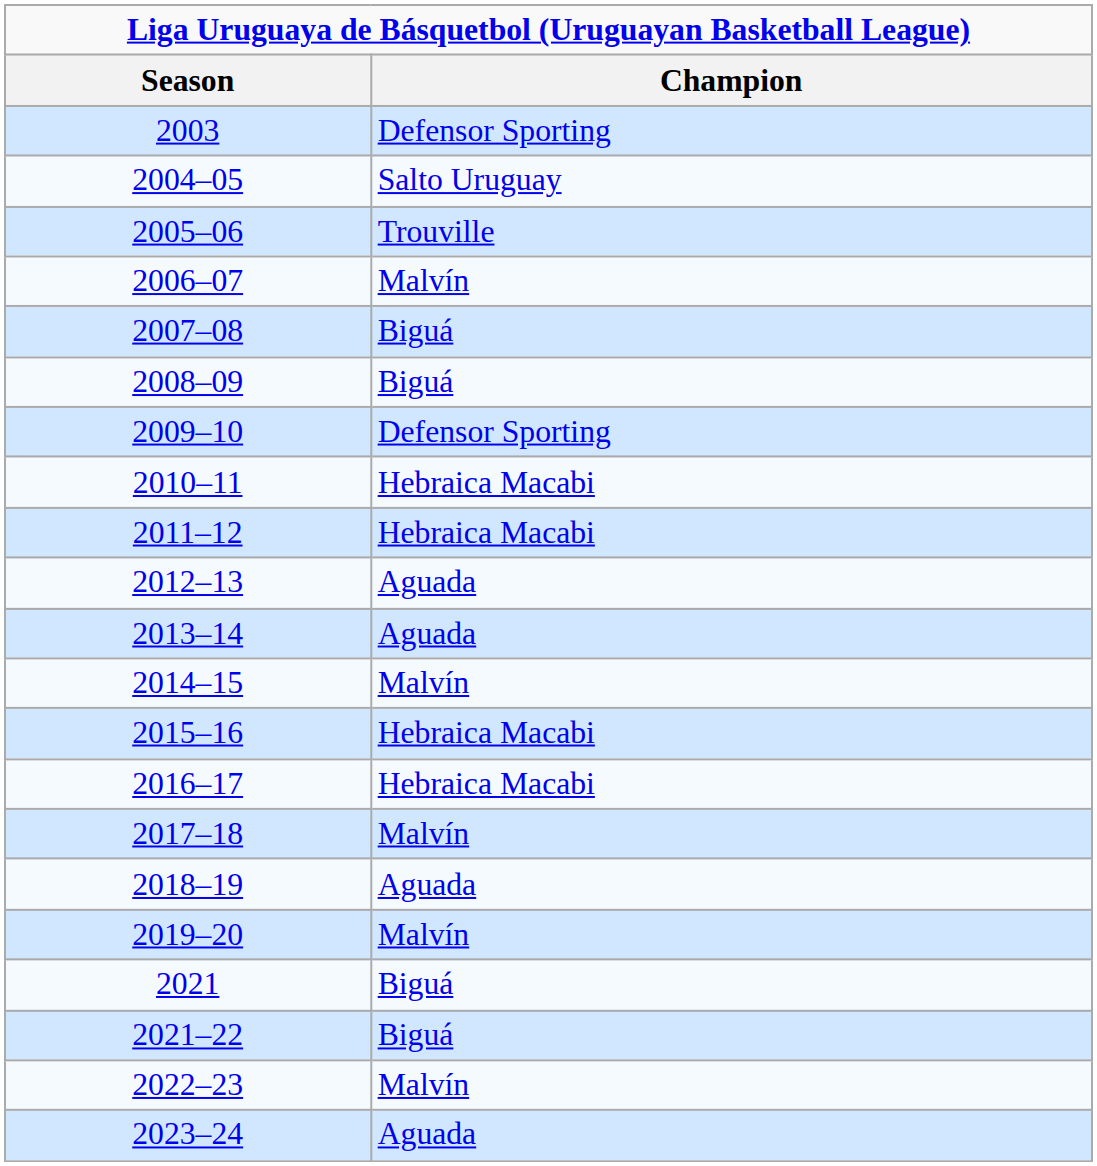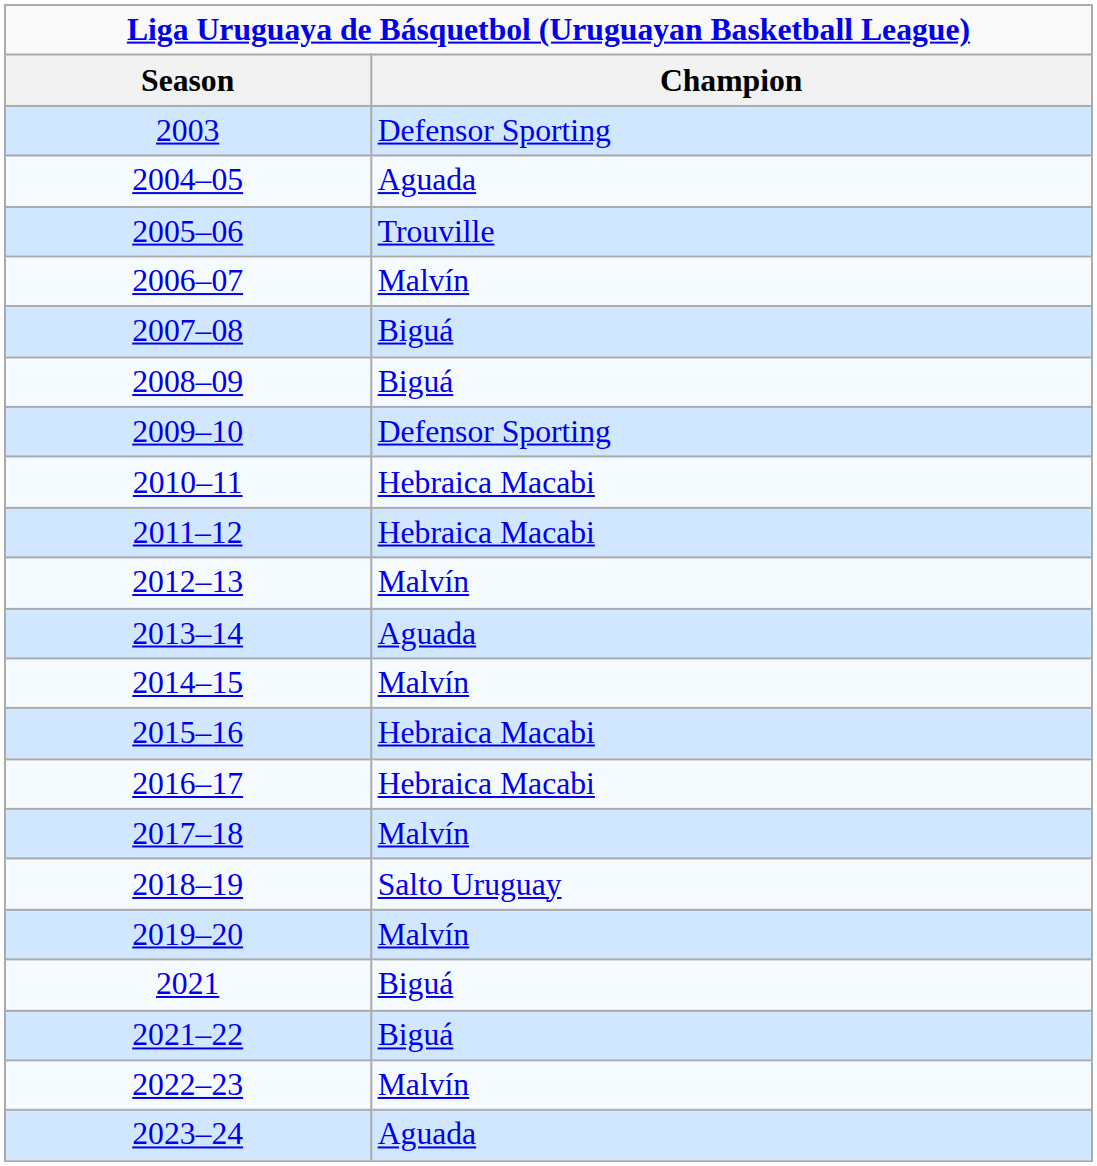(470, 180) Salto Uruguay -> (427, 180) Aguada
(427, 582) Aguada -> (423, 582) Malvín
(427, 883) Aguada -> (470, 883) Salto Uruguay
